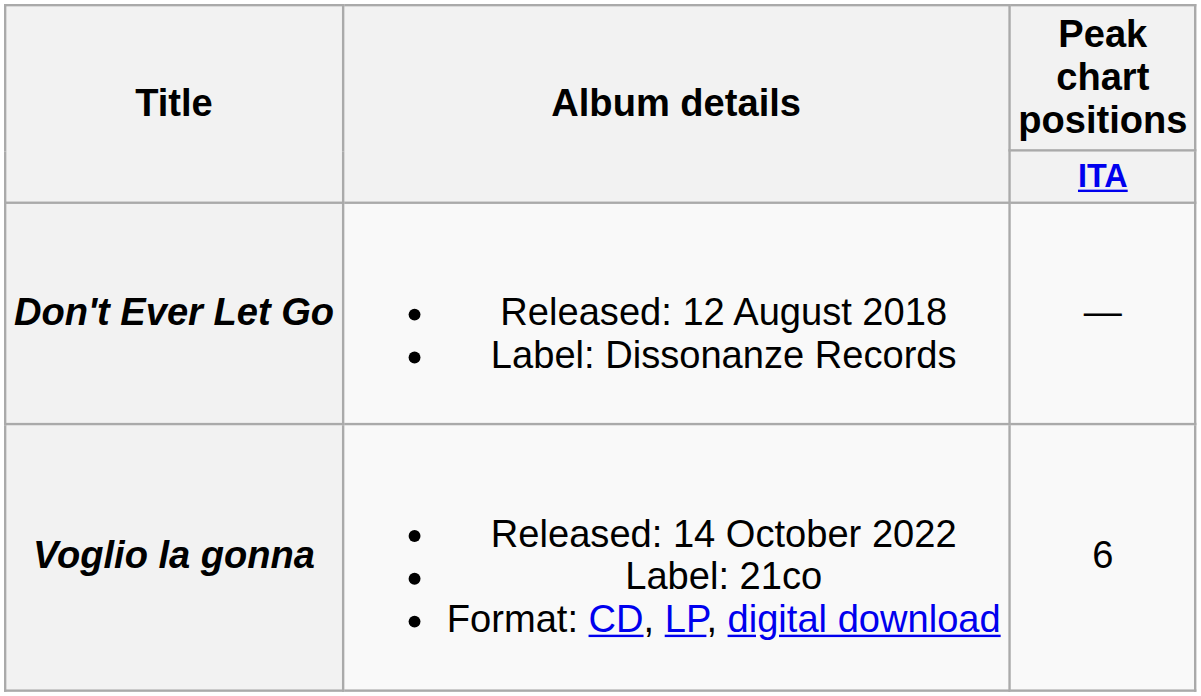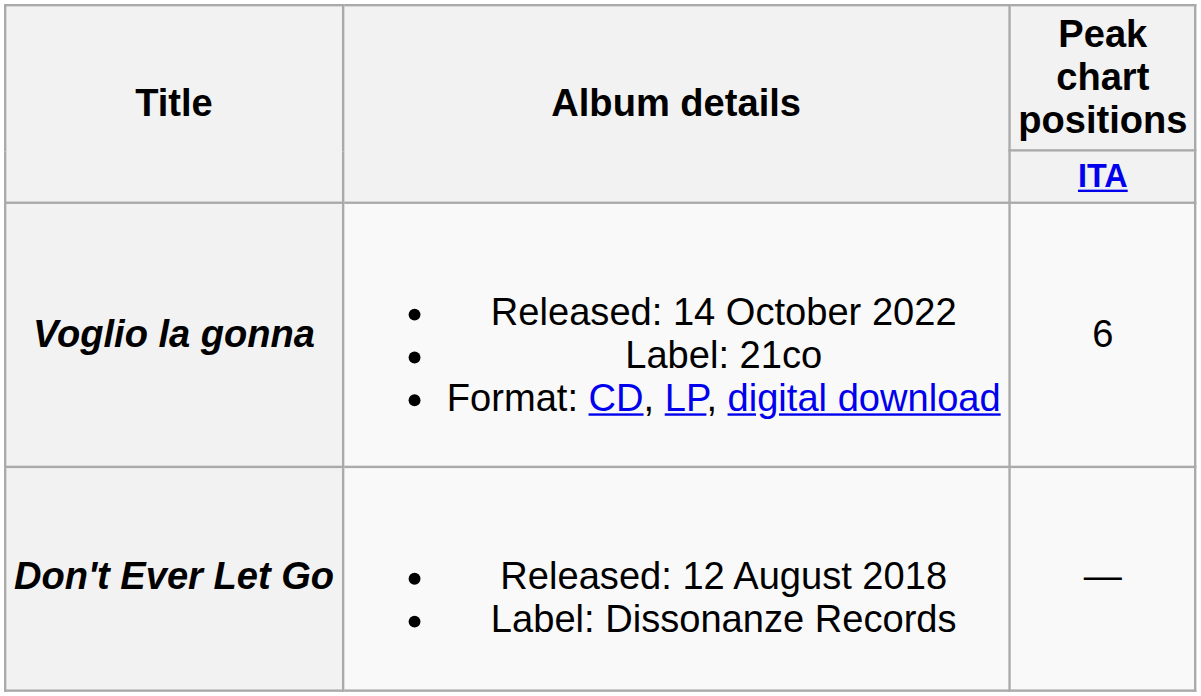rows swapped: (174, 312) <-> (174, 556)
